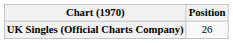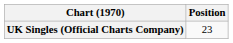(207, 30) 26 -> (207, 30) 23
